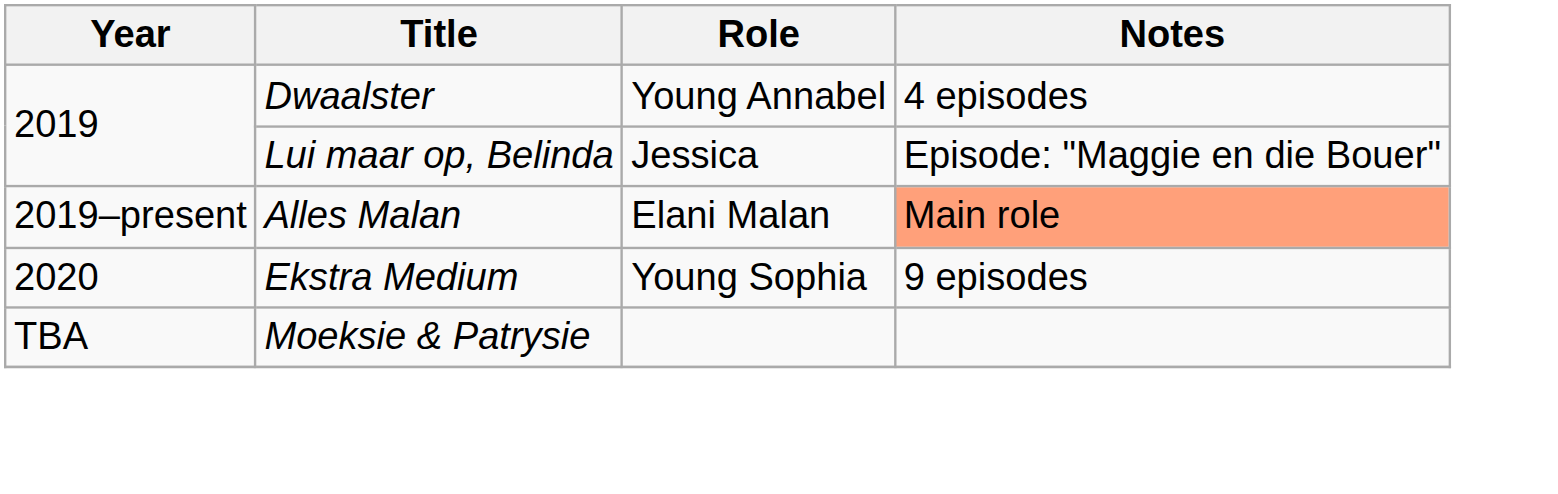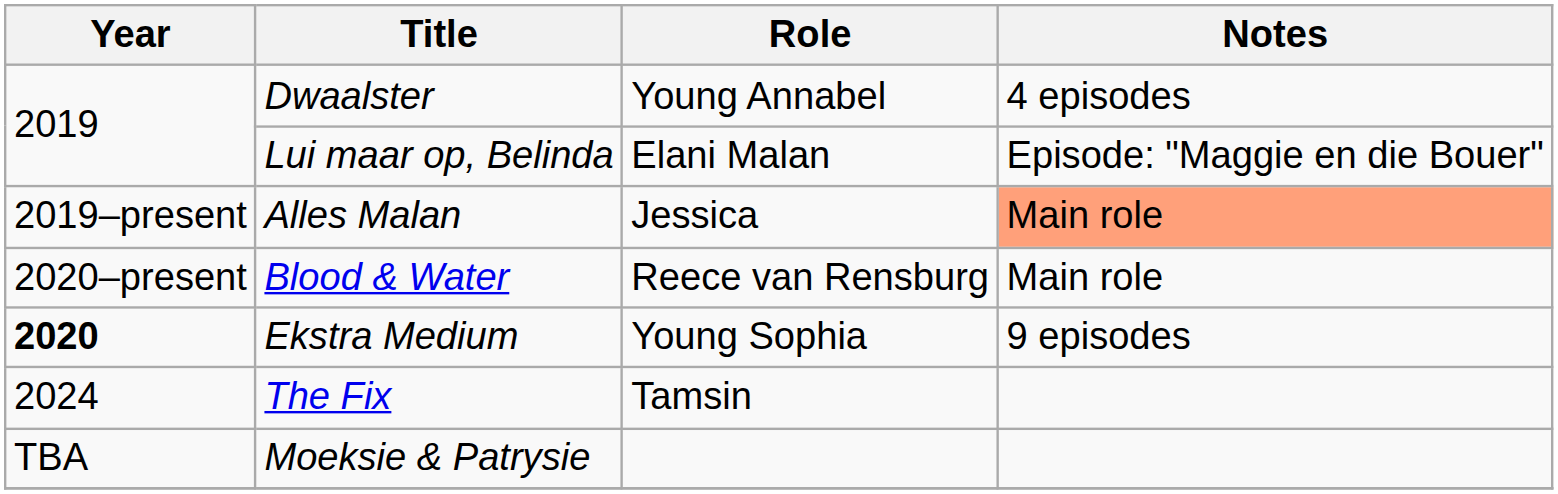(695, 155) Jessica -> (731, 155) Elani Malan
(731, 215) Elani Malan -> (695, 215) Jessica
+ row: (387, 276)
(56, 276) normal -> (56, 336) bold
+ row: (328, 397)
